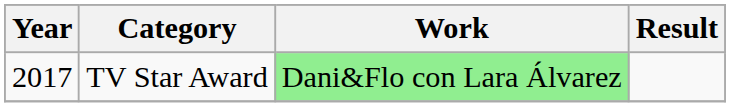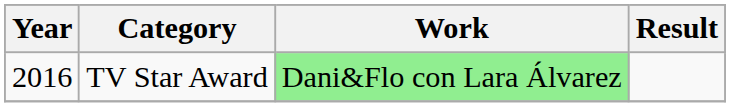(42, 76) 2017 -> (42, 76) 2016
